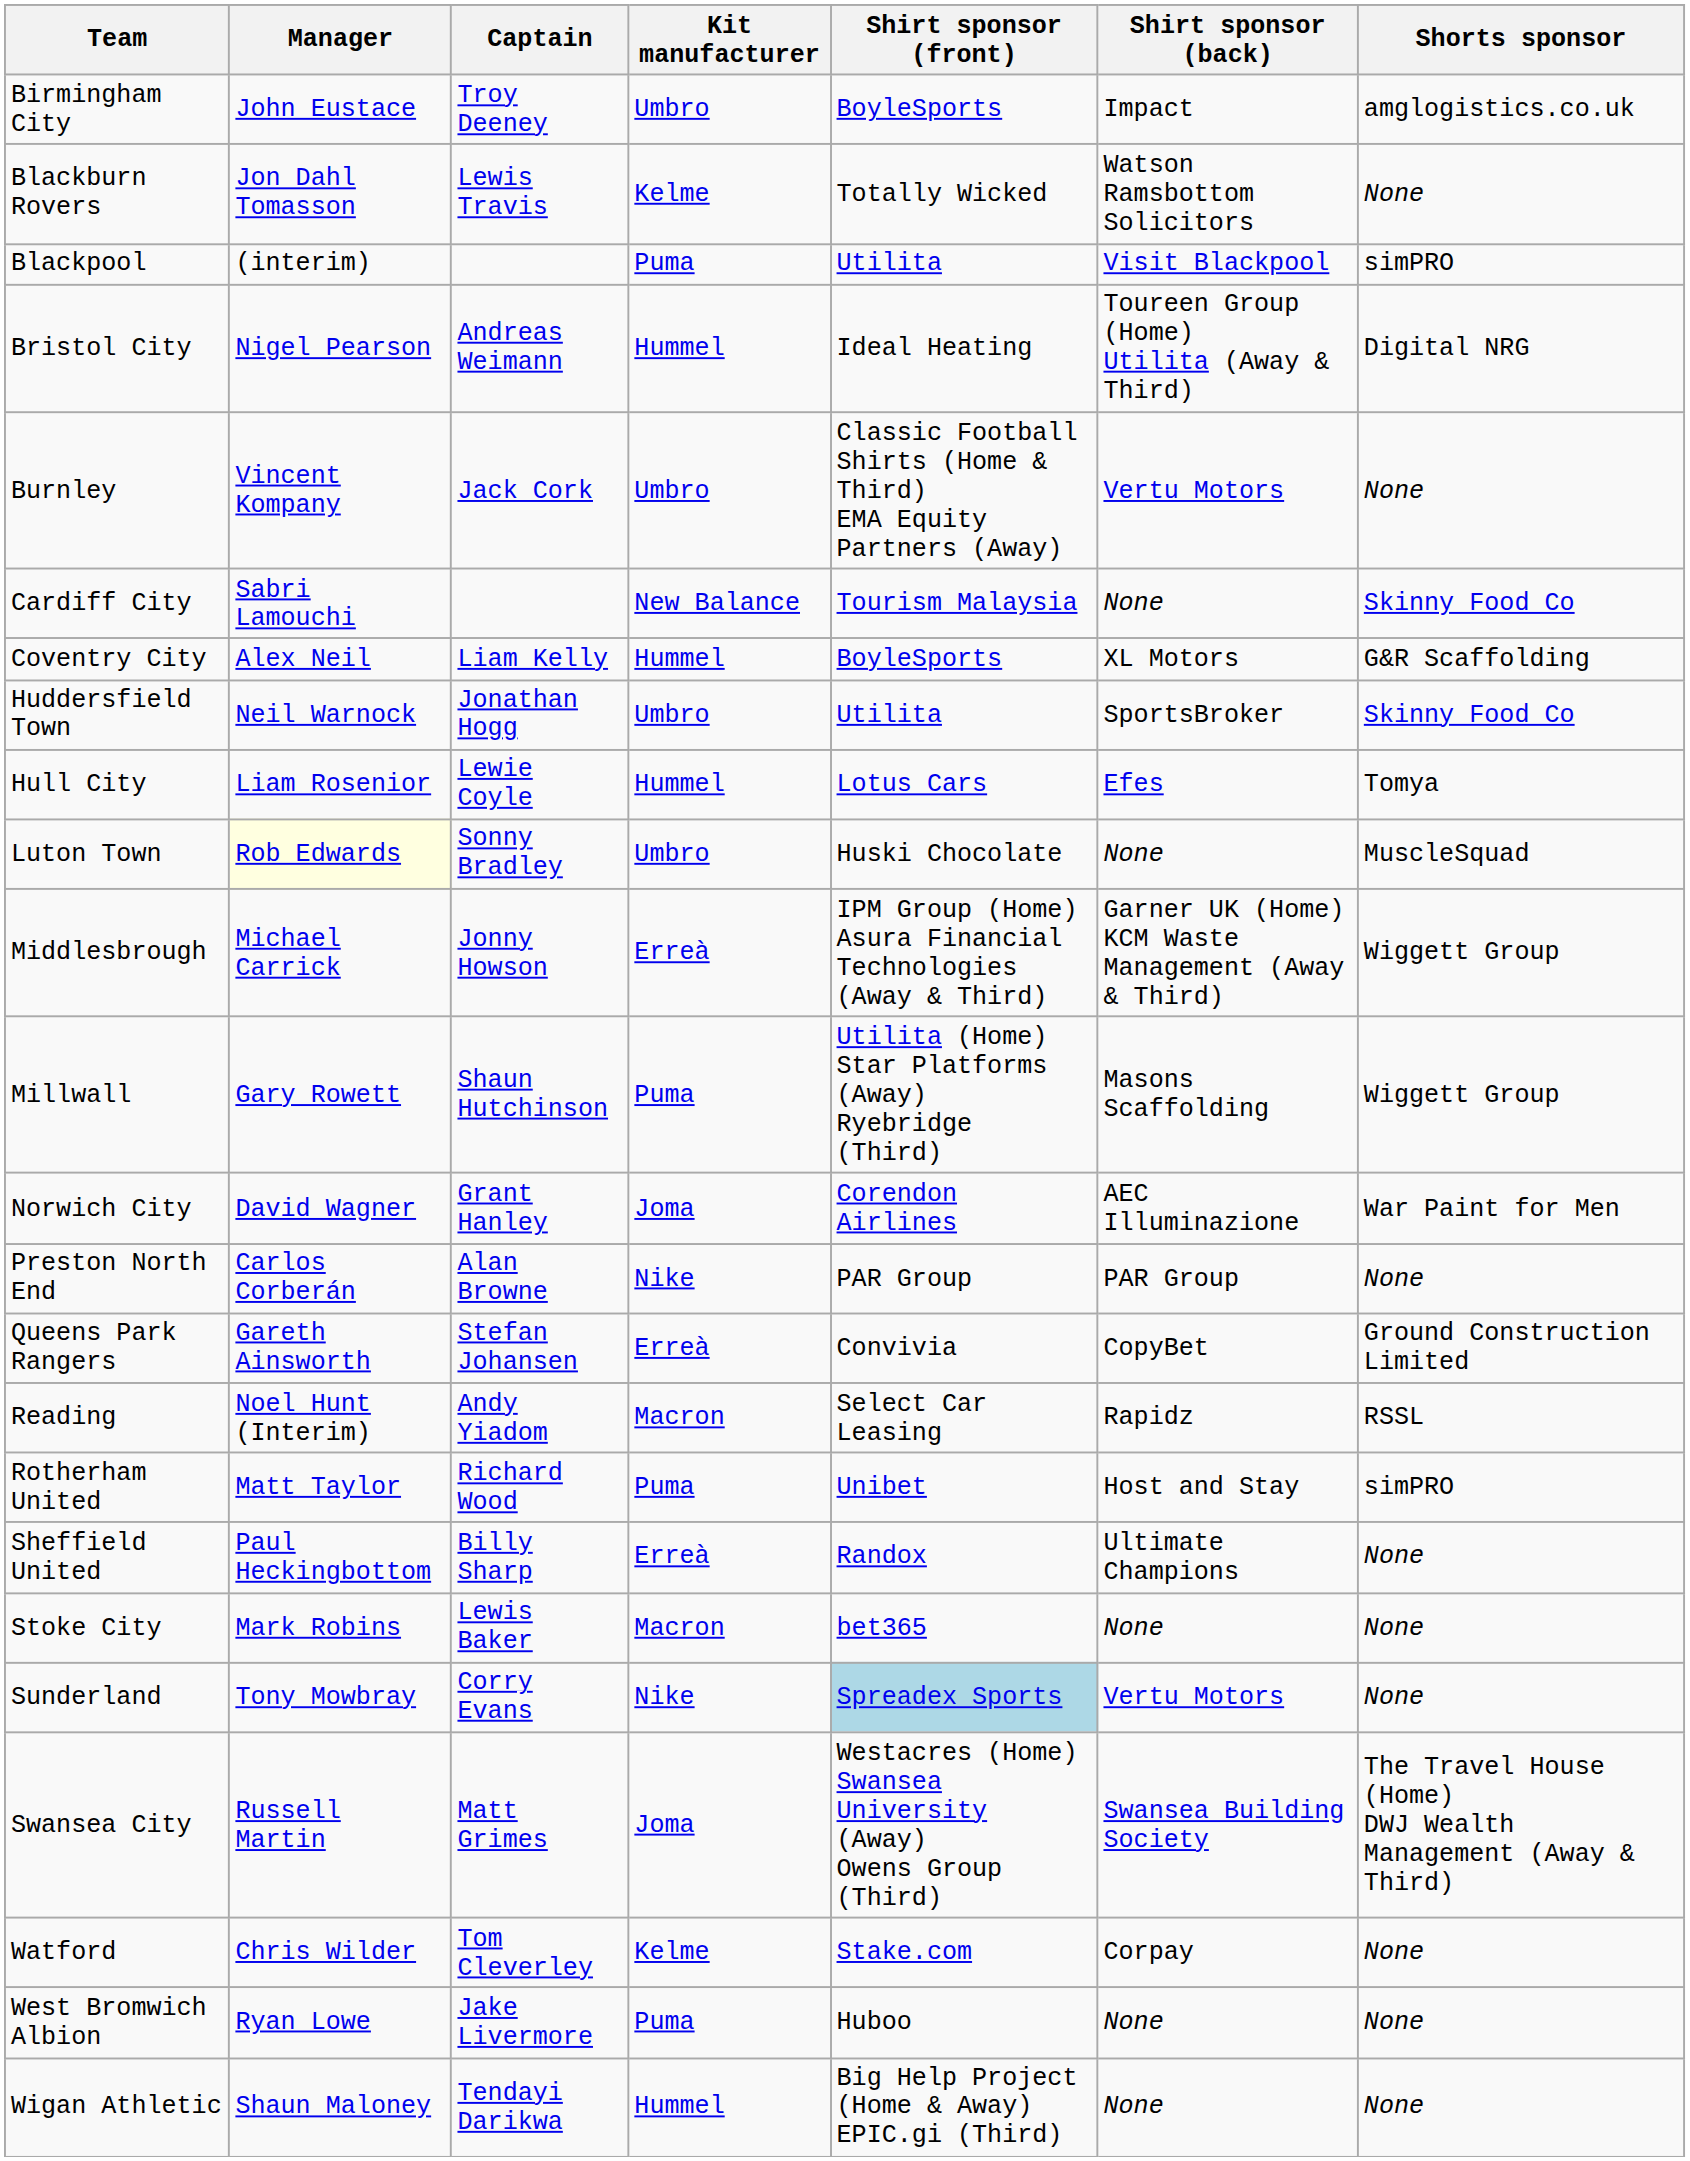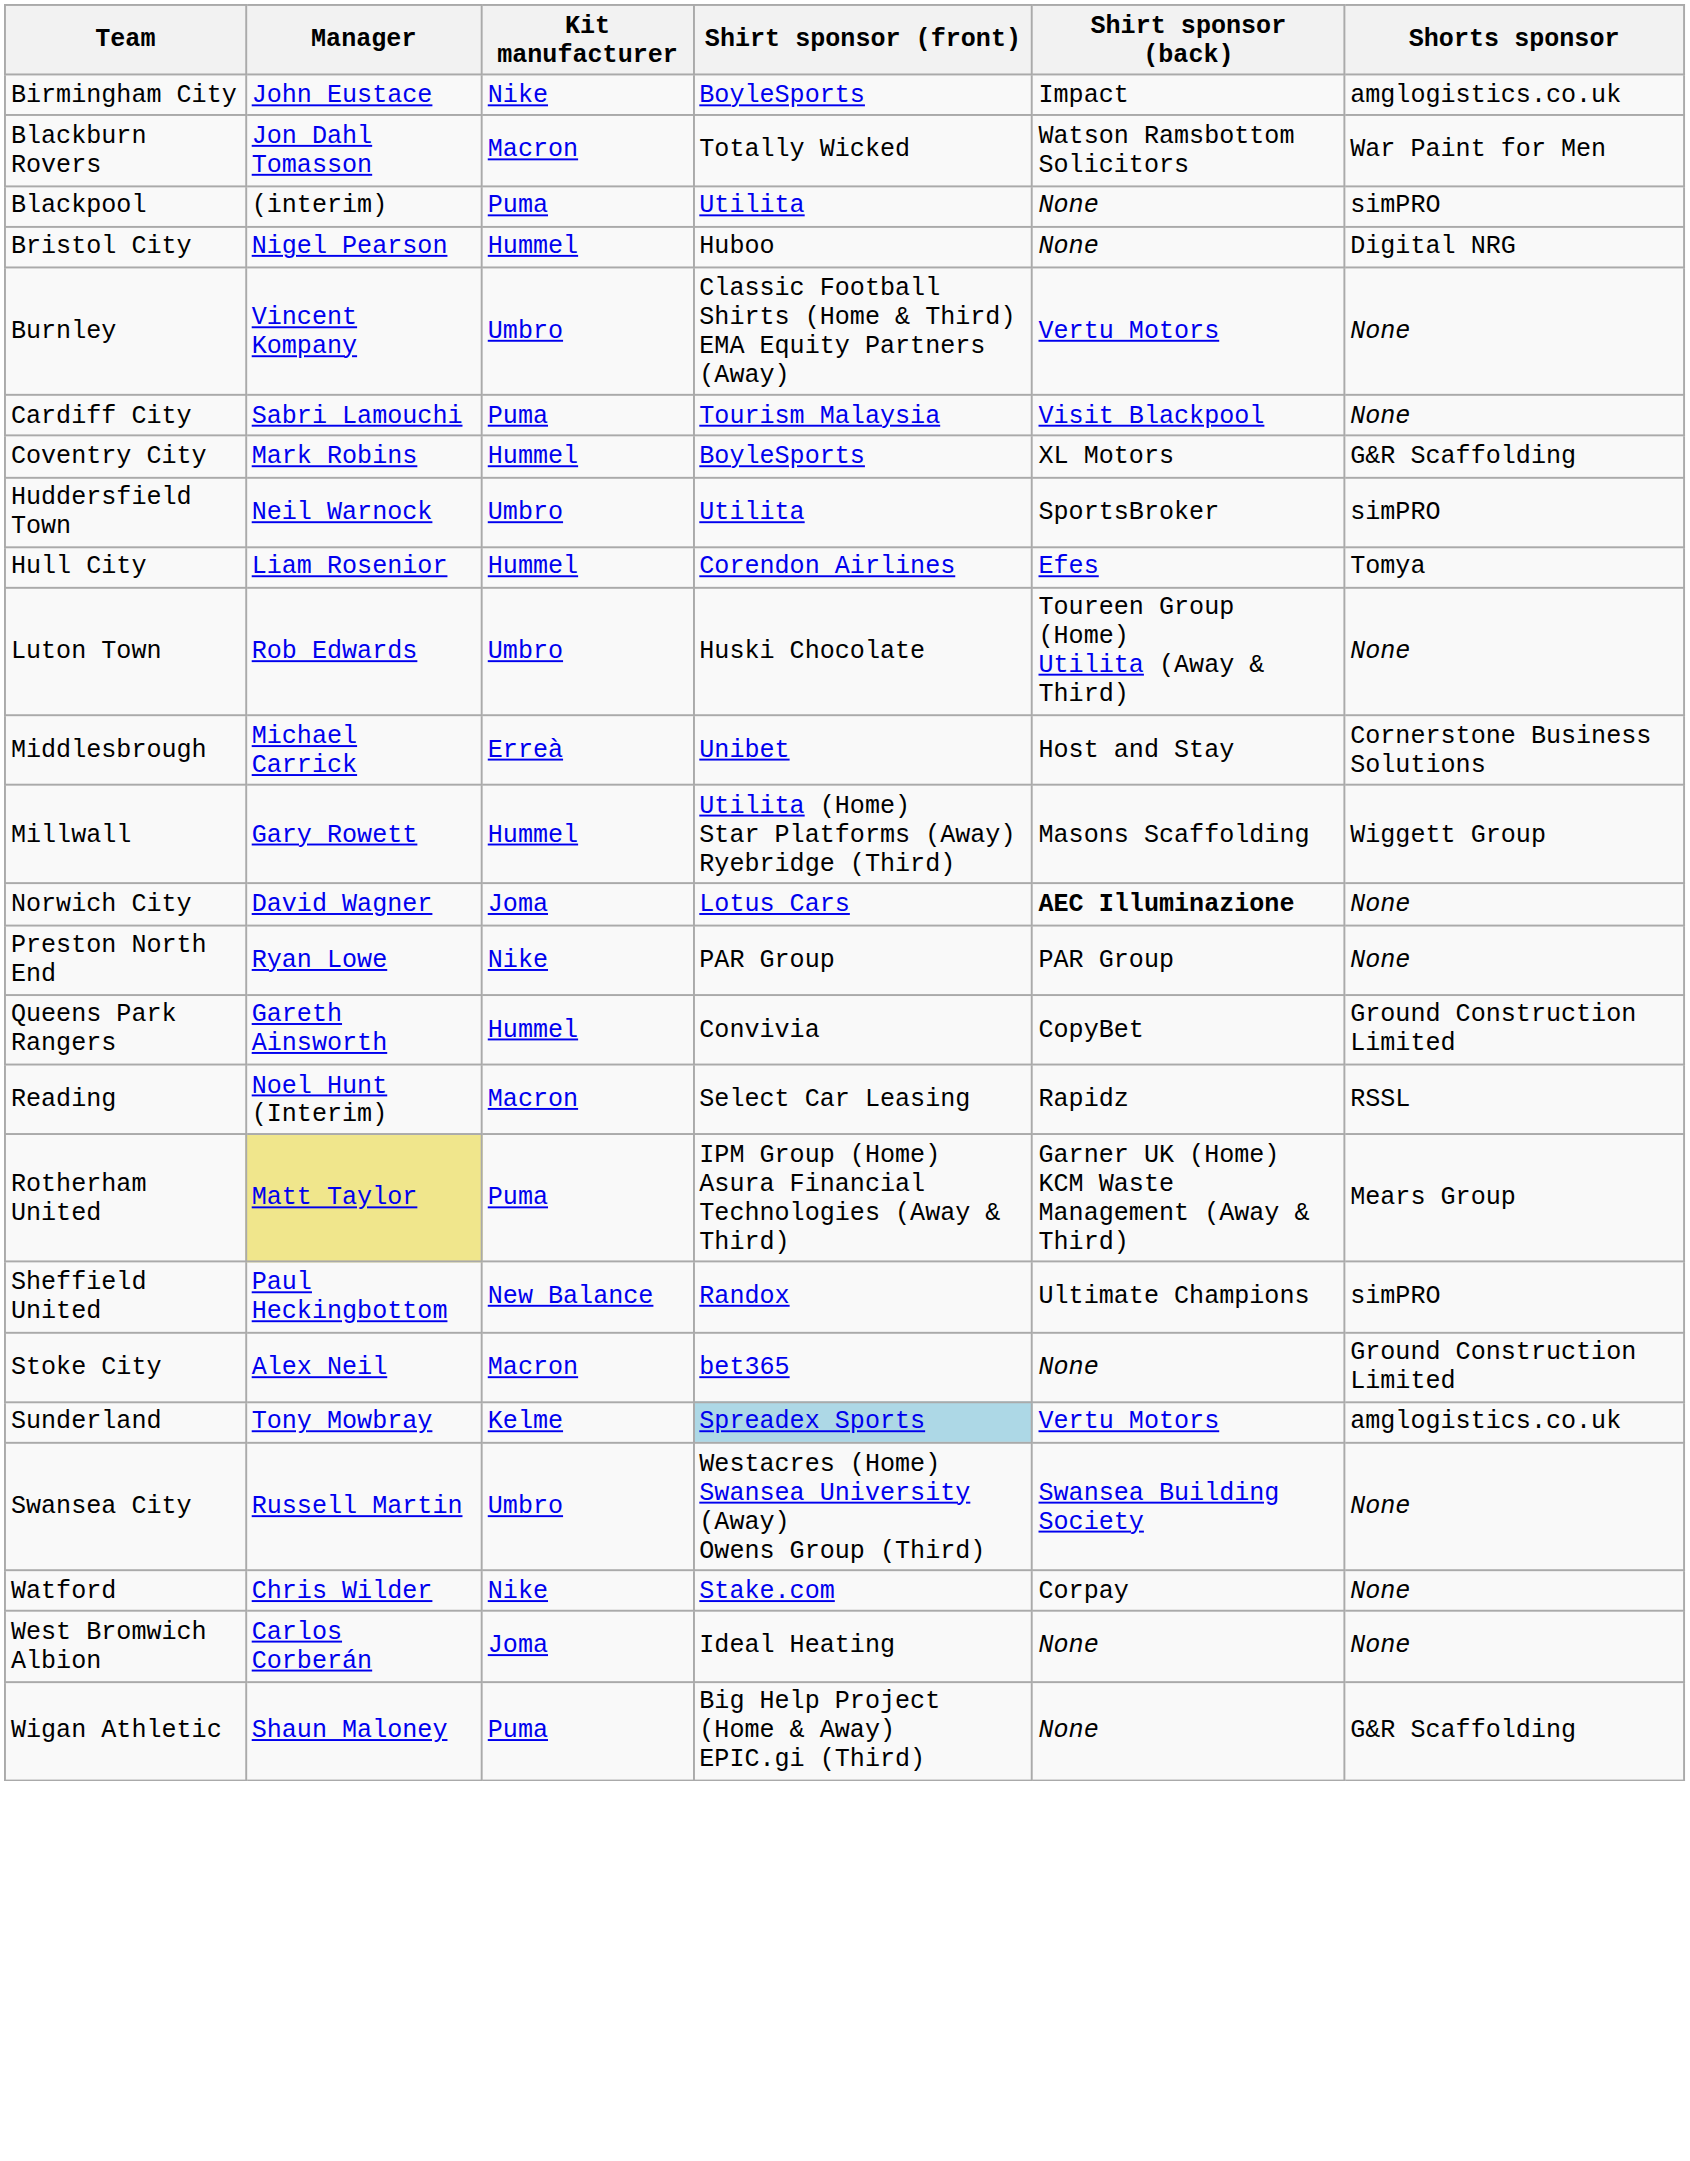- column: (540, 40)
(672, 110) Umbro -> (518, 95) Nike
(672, 194) Kelme -> (533, 151) Macron
(1394, 194) None -> (1478, 151) War Paint for Men
(1216, 264) Visit Blackpool -> (1069, 206) None
(934, 348) Ideal Heating -> (737, 247) Huboo
(1216, 348) Toureen Group (Home) Utilita (Away & Third) -> (1069, 247) None
(717, 604) New Balance -> (518, 416) Puma
(1134, 604) None -> (1151, 416) Visit Blackpool
(1469, 604) Skinny Food Co -> (1380, 416) None
(303, 659) Alex Neil -> (335, 456) Mark Robins
(1469, 714) Skinny Food Co -> (1395, 512) simPRO
(912, 784) Lotus Cars -> (827, 567) Corendon Airlines
(318, 854) lightyellow background -> (335, 651) no background
(1134, 854) None -> (1151, 651) Toureen Group (Home) Utilita (Away & Third)
(1447, 854) MuscleSquad -> (1380, 651) None
(957, 953) IPM Group (Home) Asura Financial Technologies (Away & Third) -> (744, 750) Unibet
(1224, 953) Garner UK (Home) KCM Waste Management (Away & Third) -> (1136, 750) Host and Stay
(1462, 953) Wiggett Group -> (1501, 750) Cornerstone Business Solutions
(664, 1095) Puma -> (533, 835) Hummel
(897, 1208) Corendon Airlines -> (775, 904) Lotus Cars
(1201, 1208) normal -> (1166, 904) bold
(1492, 1208) War Paint for Men -> (1380, 904) None
(296, 1278) Carlos Corberán -> (319, 960) Ryan Lowe
(672, 1348) Erreà -> (533, 1030) Hummel
(318, 1488) no background -> (335, 1198) khaki background
(882, 1488) Unibet -> (850, 1198) IPM Group (Home) Asura Financial Technologies (Away & Third)
(1201, 1488) Host and Stay -> (1174, 1198) Garner UK (Home) KCM Waste Management (Away & Third)
(1409, 1488) simPRO -> (1433, 1198) Mears Group
(672, 1558) Erreà -> (571, 1297) New Balance
(1394, 1558) None -> (1395, 1297) simPRO
(318, 1627) Mark Robins -> (319, 1367) Alex Neil
(1394, 1627) None -> (1493, 1367) Ground Construction Limited
(664, 1697) Nike -> (525, 1422) Kelme
(1394, 1697) None -> (1486, 1422) amglogistics.co.uk
(664, 1825) Joma -> (525, 1507) Umbro
(1499, 1825) The Travel House (Home) DWJ Wealth Management (Away & Third) -> (1380, 1507) None
(672, 1953) Kelme -> (518, 1591) Nike
(303, 2023) Ryan Lowe -> (312, 1646) Carlos Corberán
(664, 2023) Puma -> (518, 1646) Joma
(874, 2023) Huboo -> (797, 1646) Ideal Heating
(680, 2107) Hummel -> (518, 1731) Puma
(1394, 2107) None -> (1463, 1731) G&R Scaffolding
